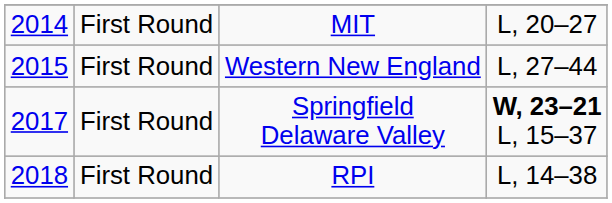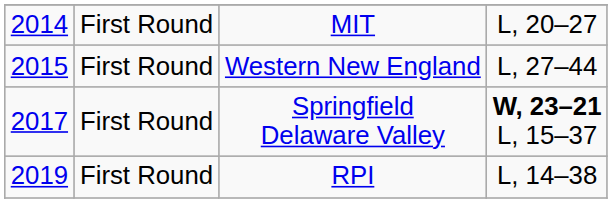(39, 176) 2018 -> (39, 176) 2019
